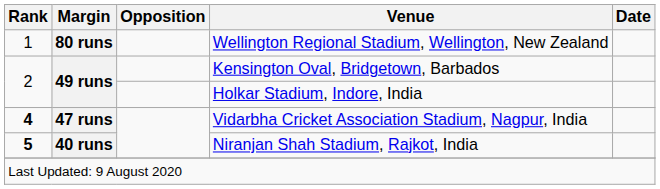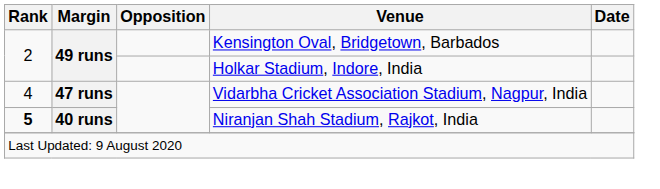- row: (411, 42)
(28, 119) bold -> (28, 94) normal
